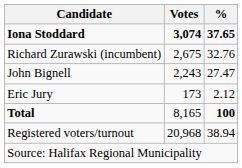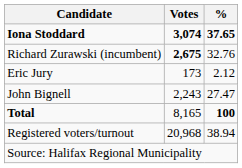(187, 53) normal -> (187, 53) bold
rows swapped: (39, 73) <-> (30, 93)
